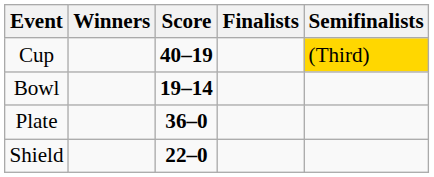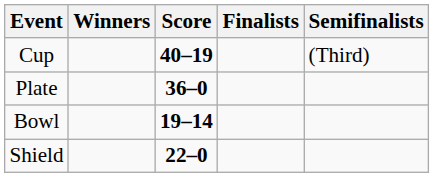(339, 54) gold background -> (339, 54) no background
rows swapped: (37, 121) <-> (37, 88)
